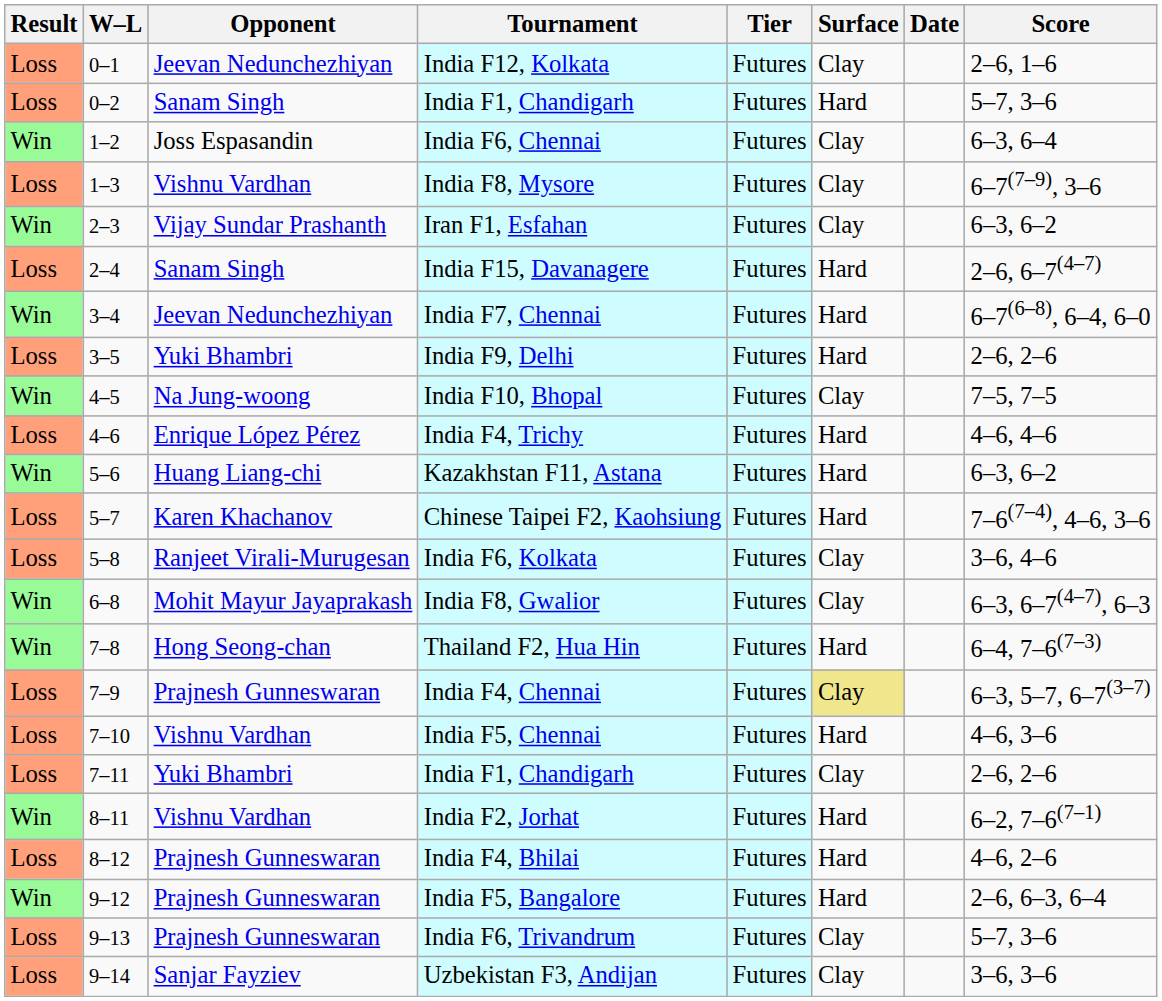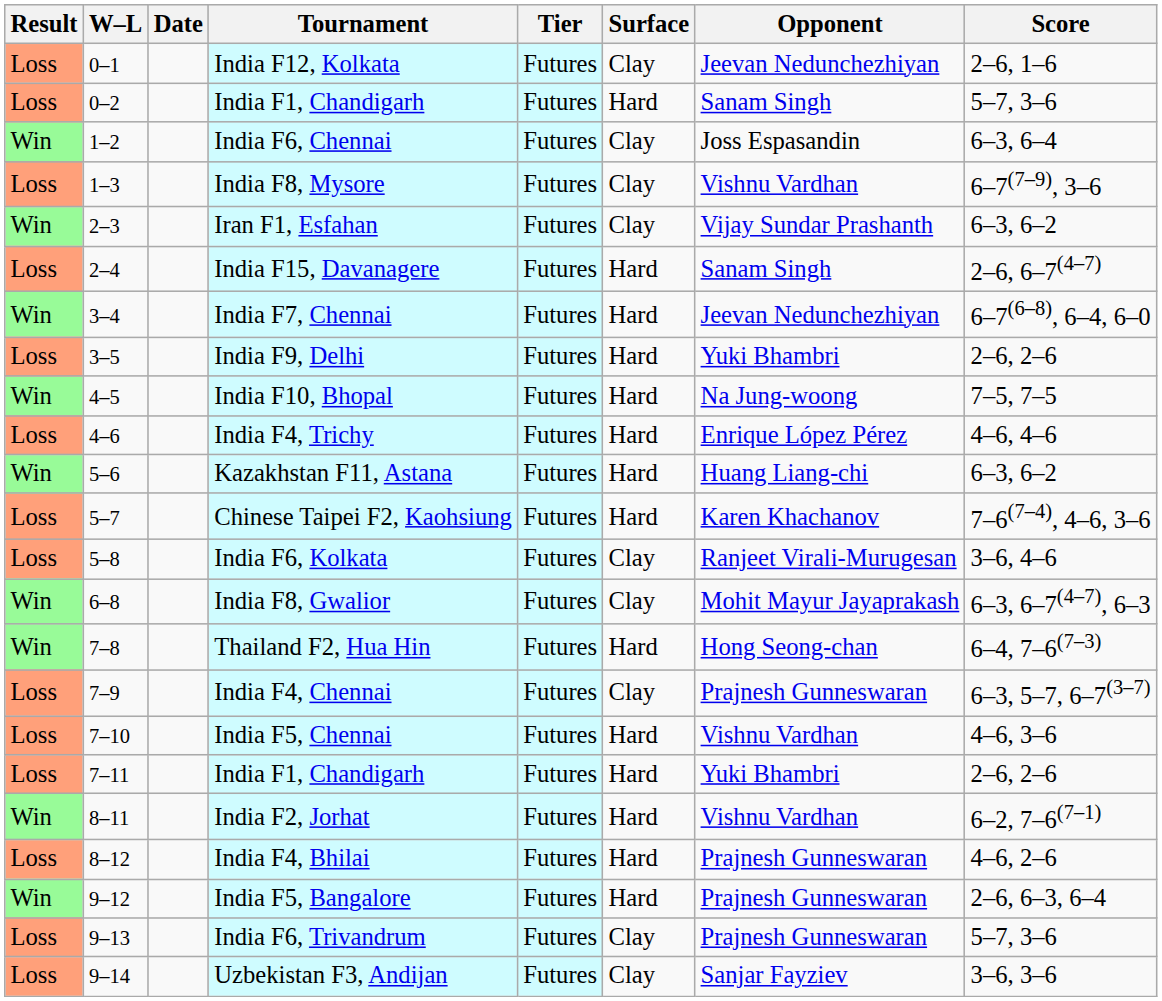columns swapped: (935, 24) <-> (283, 24)
(841, 395) Clay -> (633, 395) Hard
(841, 692) khaki background -> (632, 692) no background
(841, 774) Clay -> (633, 774) Hard
